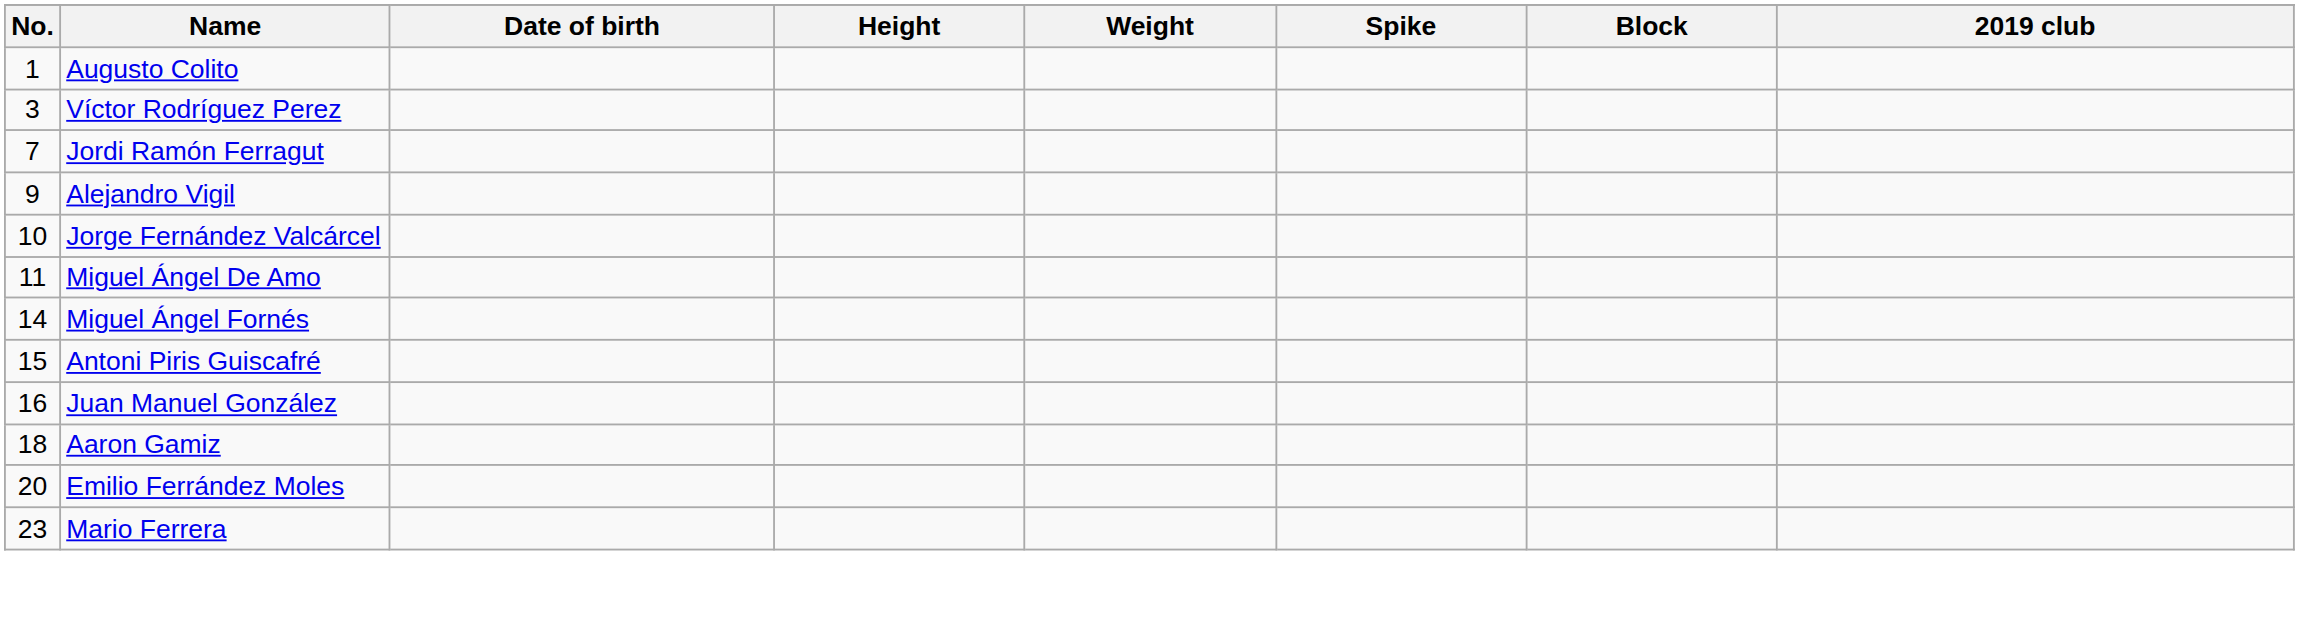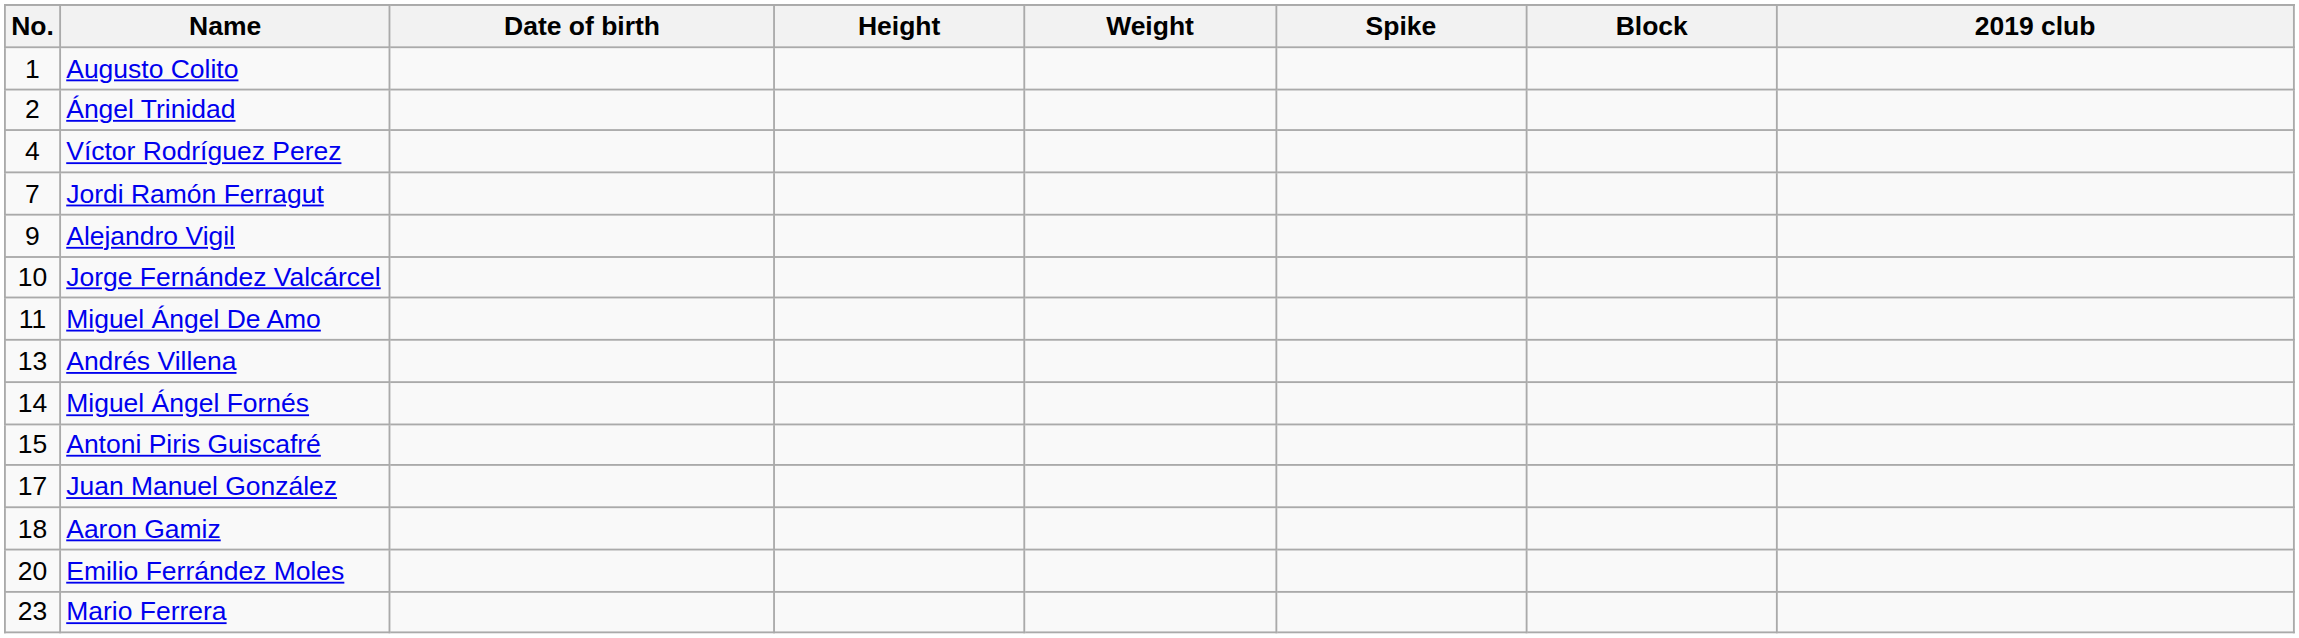+ row: (151, 110)
(32, 110) 3 -> (32, 152) 4
+ row: (151, 361)
(32, 403) 16 -> (32, 487) 17
